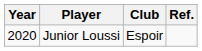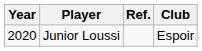columns swapped: (145, 14) <-> (182, 14)
